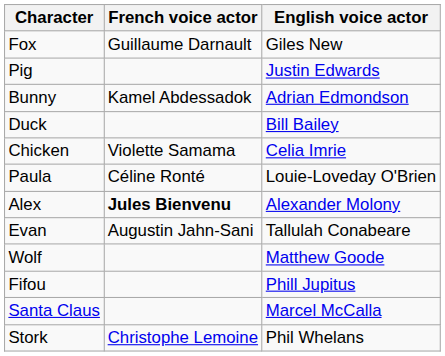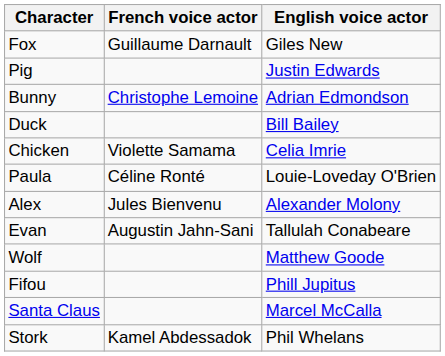(180, 97) Kamel Abdessadok -> (183, 97) Christophe Lemoine
(169, 204) bold -> (165, 204) normal
(183, 337) Christophe Lemoine -> (180, 337) Kamel Abdessadok
